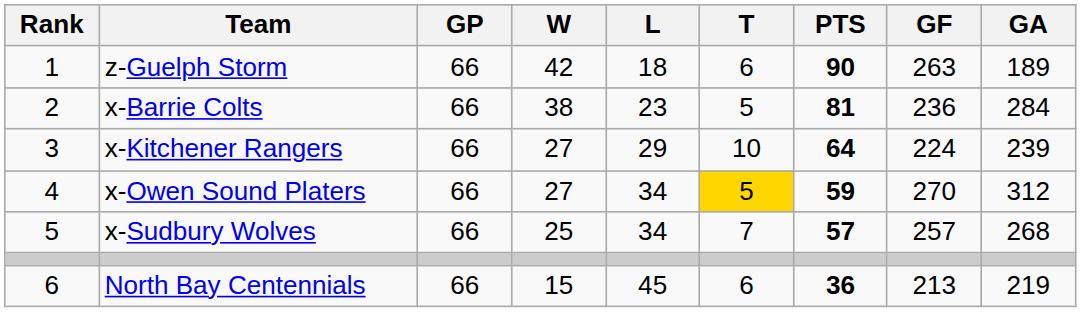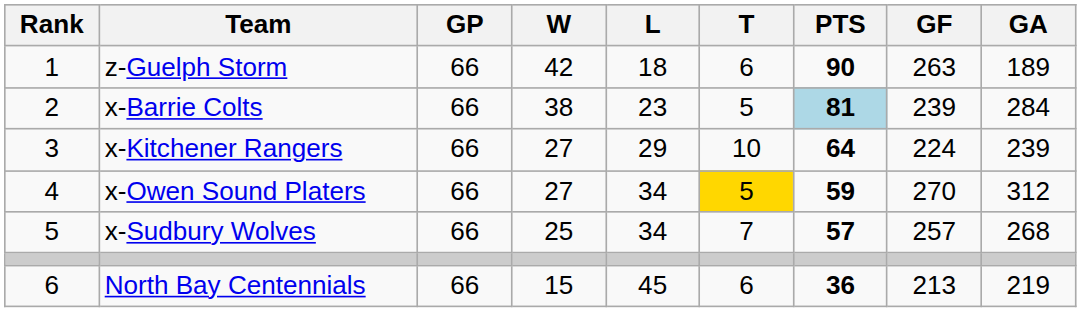(840, 107) no background -> (840, 107) lightblue background
(934, 107) 236 -> (934, 107) 239
